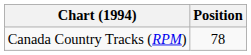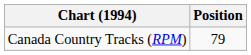(218, 38) 78 -> (218, 38) 79
